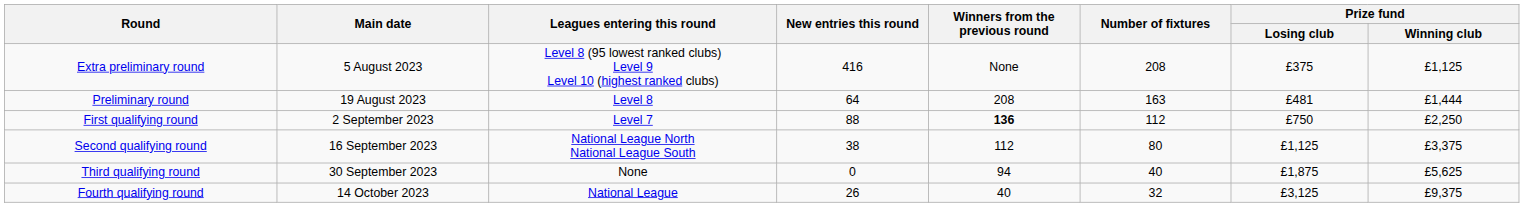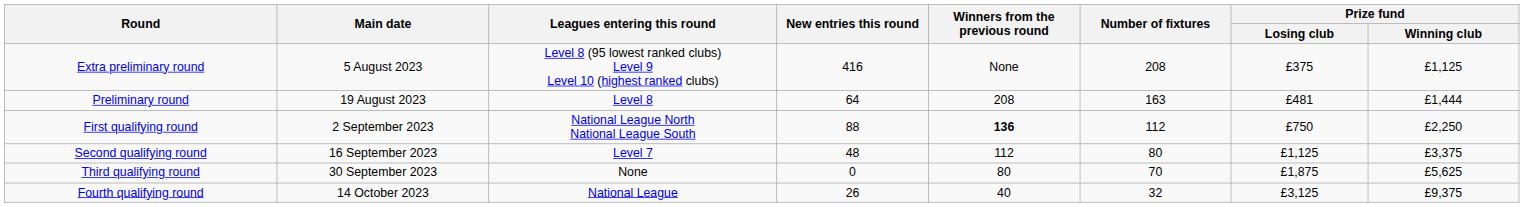(633, 120) Level 7 -> (633, 127) National League North National League South
(633, 146) National League North National League South -> (633, 153) Level 7
(853, 146) 38 -> (853, 153) 48
(1004, 173) 94 -> (1004, 173) 80
(1155, 173) 40 -> (1155, 173) 70
